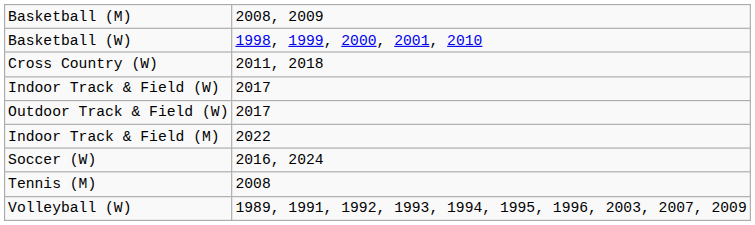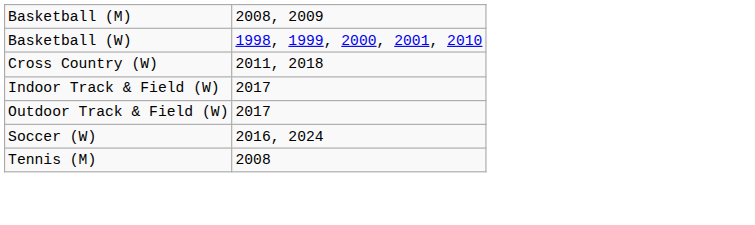- row: (114, 136)
- row: (70, 208)
